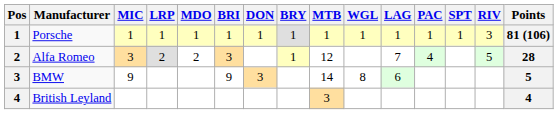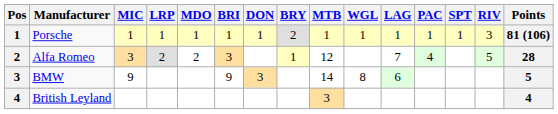(293, 35) 1 -> (293, 35) 2
